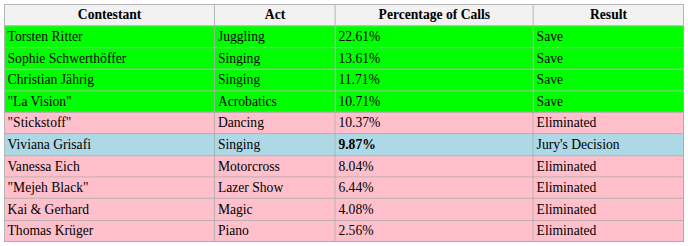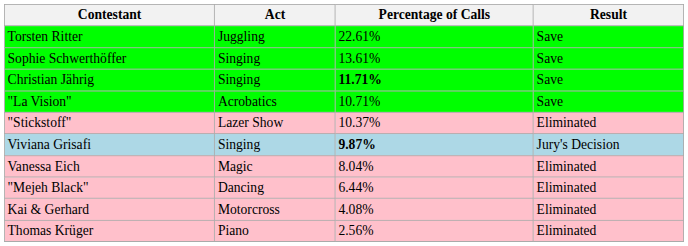(359, 79) normal -> (360, 79) bold
(241, 123) Dancing -> (251, 123) Lazer Show
(249, 166) Motorcross -> (235, 166) Magic
(251, 187) Lazer Show -> (241, 187) Dancing
(235, 209) Magic -> (249, 209) Motorcross
